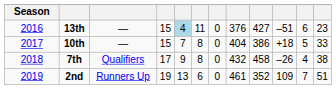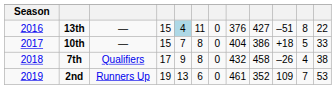(305, 28) 6 -> (305, 28) 8
(322, 28) 23 -> (322, 28) 22
(322, 76) 51 -> (322, 76) 53
